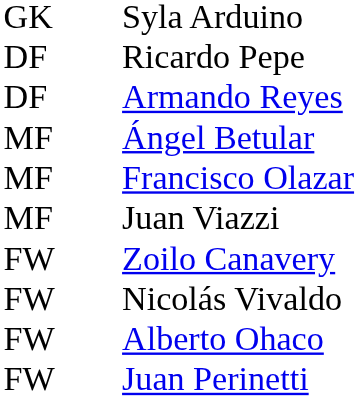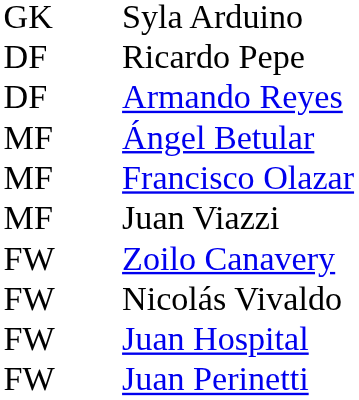- row: (223, 338)
+ row: (215, 338)
